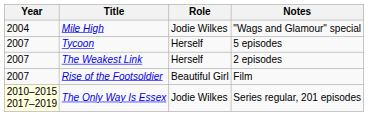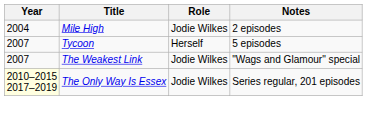(297, 28) "Wags and Glamour" special -> (257, 28) 2 episodes
(187, 60) Herself -> (199, 60) Jodie Wilkes
(258, 60) 2 episodes -> (296, 60) "Wags and Glamour" special
- row: (112, 76)
